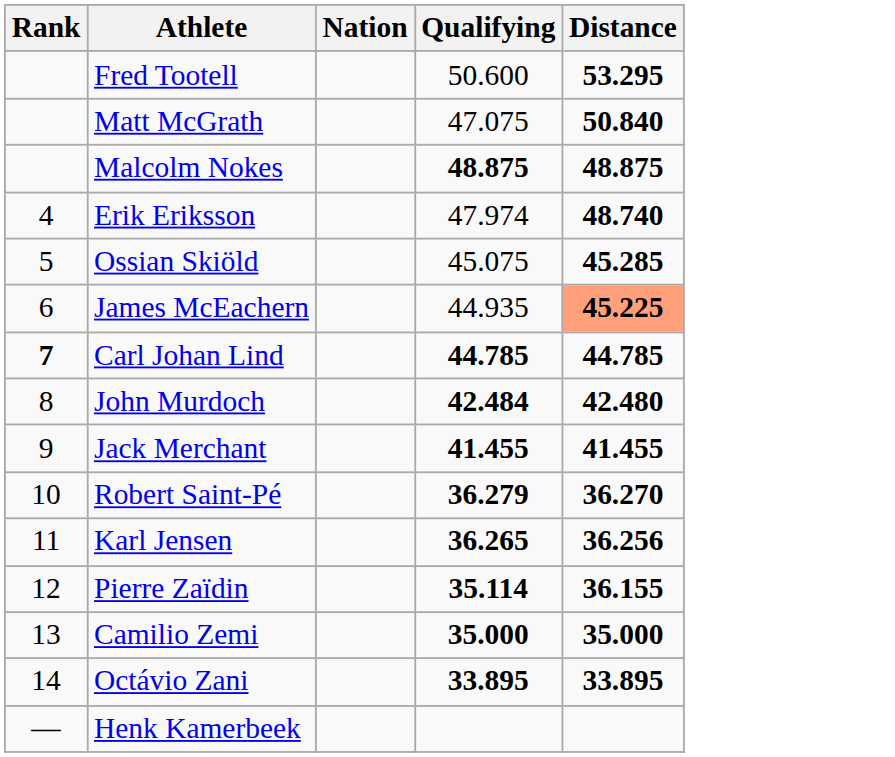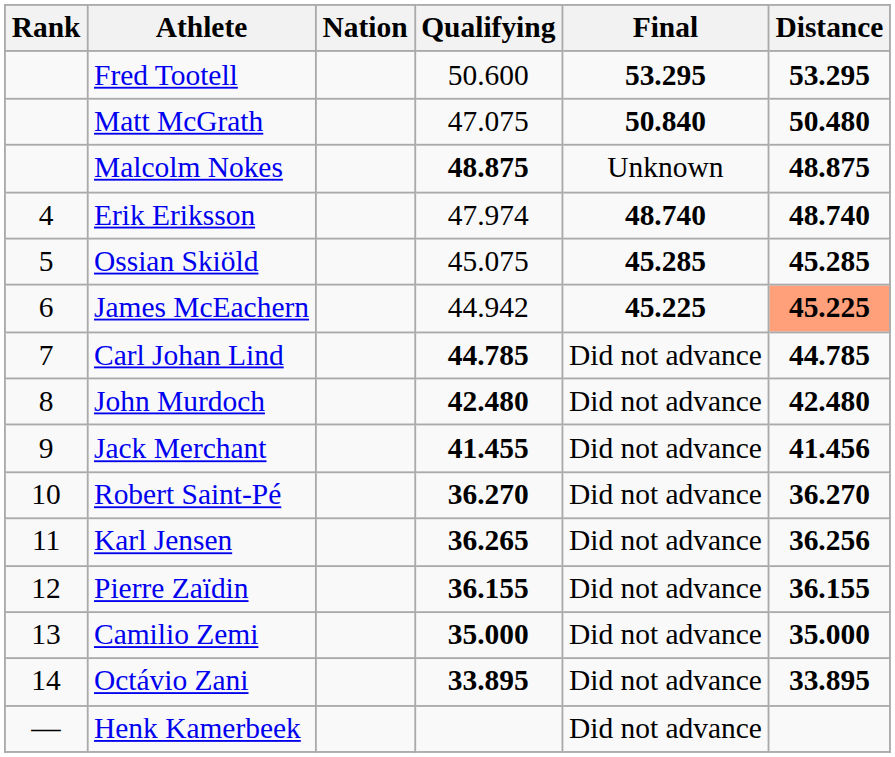+ column: (665, 27)
(623, 121) 50.840 -> (829, 121) 50.480
(488, 307) 44.935 -> (488, 307) 44.942
(46, 354) bold -> (46, 354) normal
(488, 401) 42.484 -> (488, 401) 42.480
(623, 448) 41.455 -> (829, 448) 41.456
(488, 494) 36.279 -> (488, 494) 36.270
(488, 588) 35.114 -> (488, 588) 36.155
